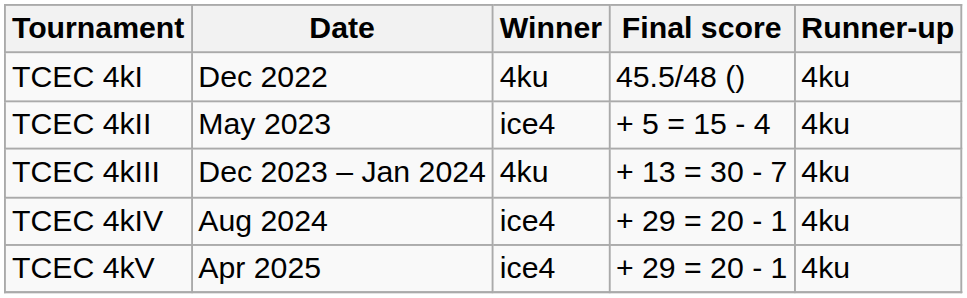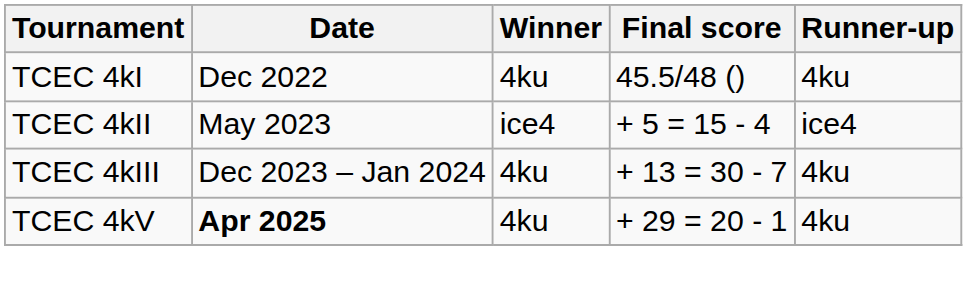(826, 124) 4ku -> (829, 124) ice4
- row: (88, 220)
(260, 268) normal -> (262, 220) bold
(528, 268) ice4 -> (524, 220) 4ku
